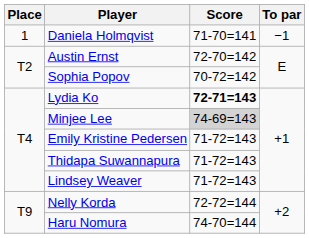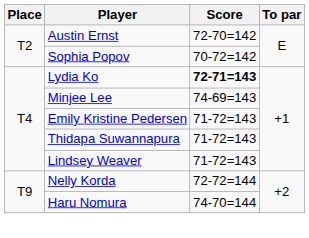- row: (101, 35)
(225, 118) lightgrey background -> (225, 98) no background
